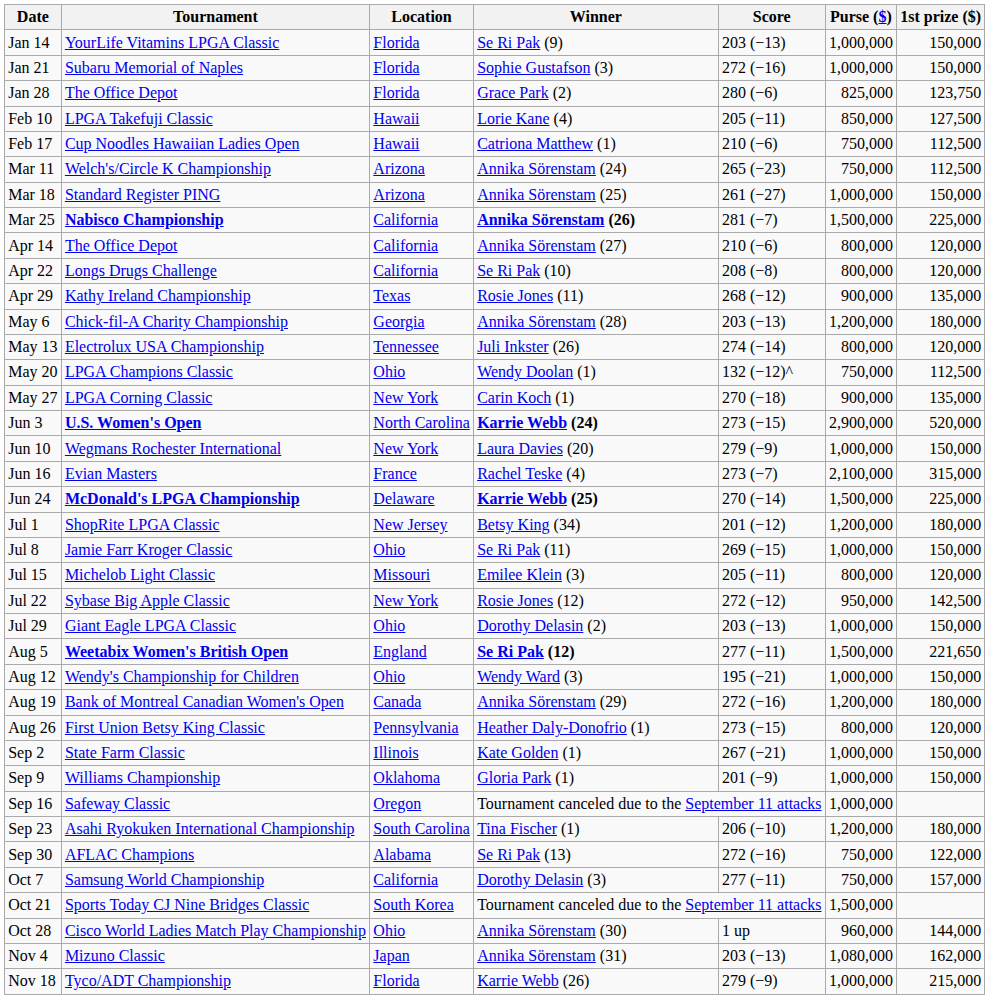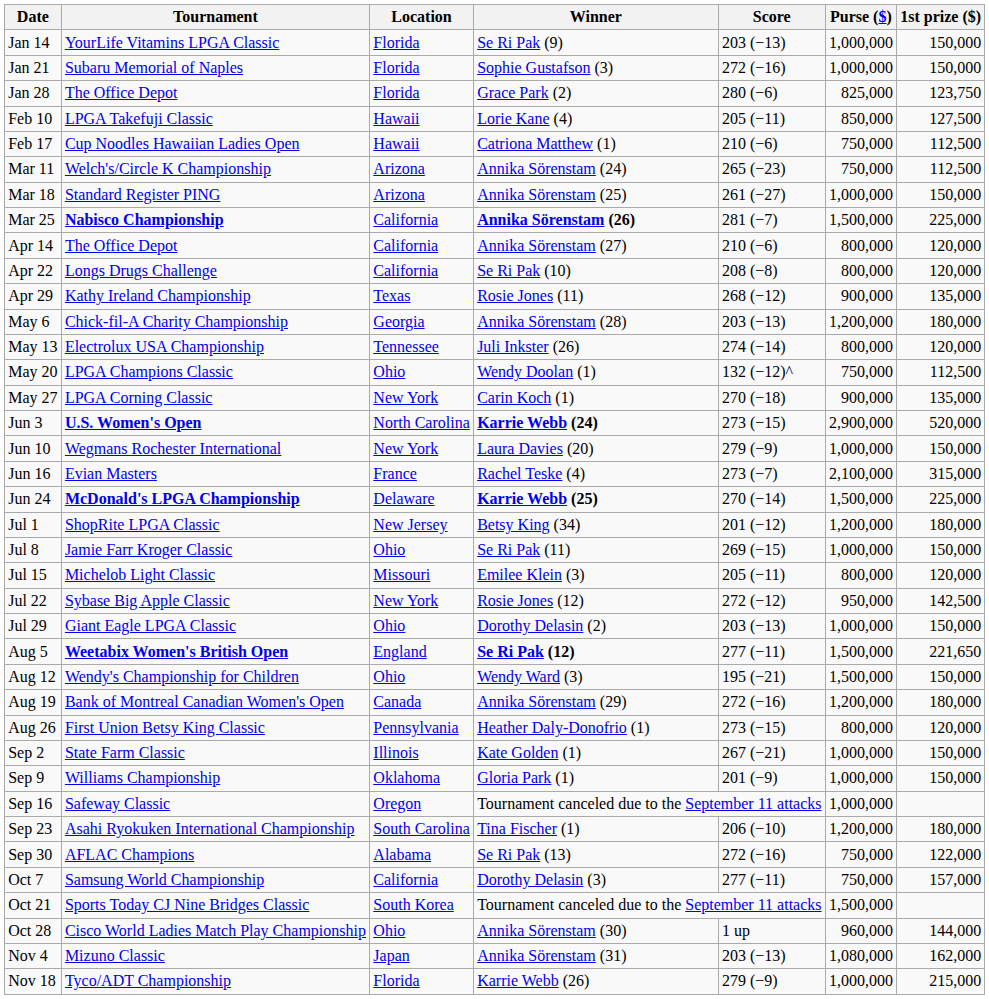(861, 676) 1,000,000 -> (861, 676) 1,500,000
